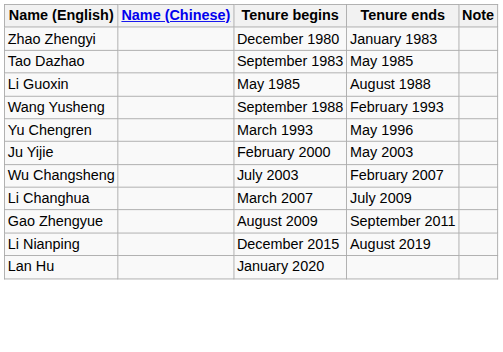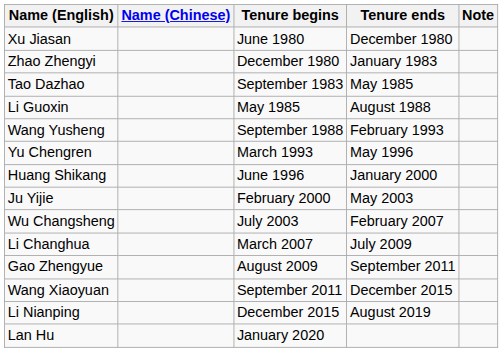+ row: (39, 38)
+ row: (57, 175)
+ row: (58, 289)
